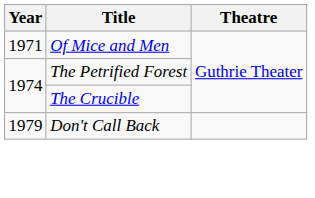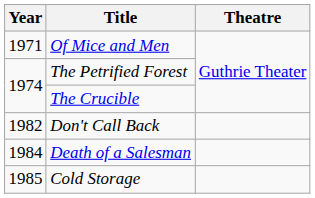(25, 125) 1979 -> (25, 125) 1982
+ row: (121, 152)
+ row: (95, 179)
